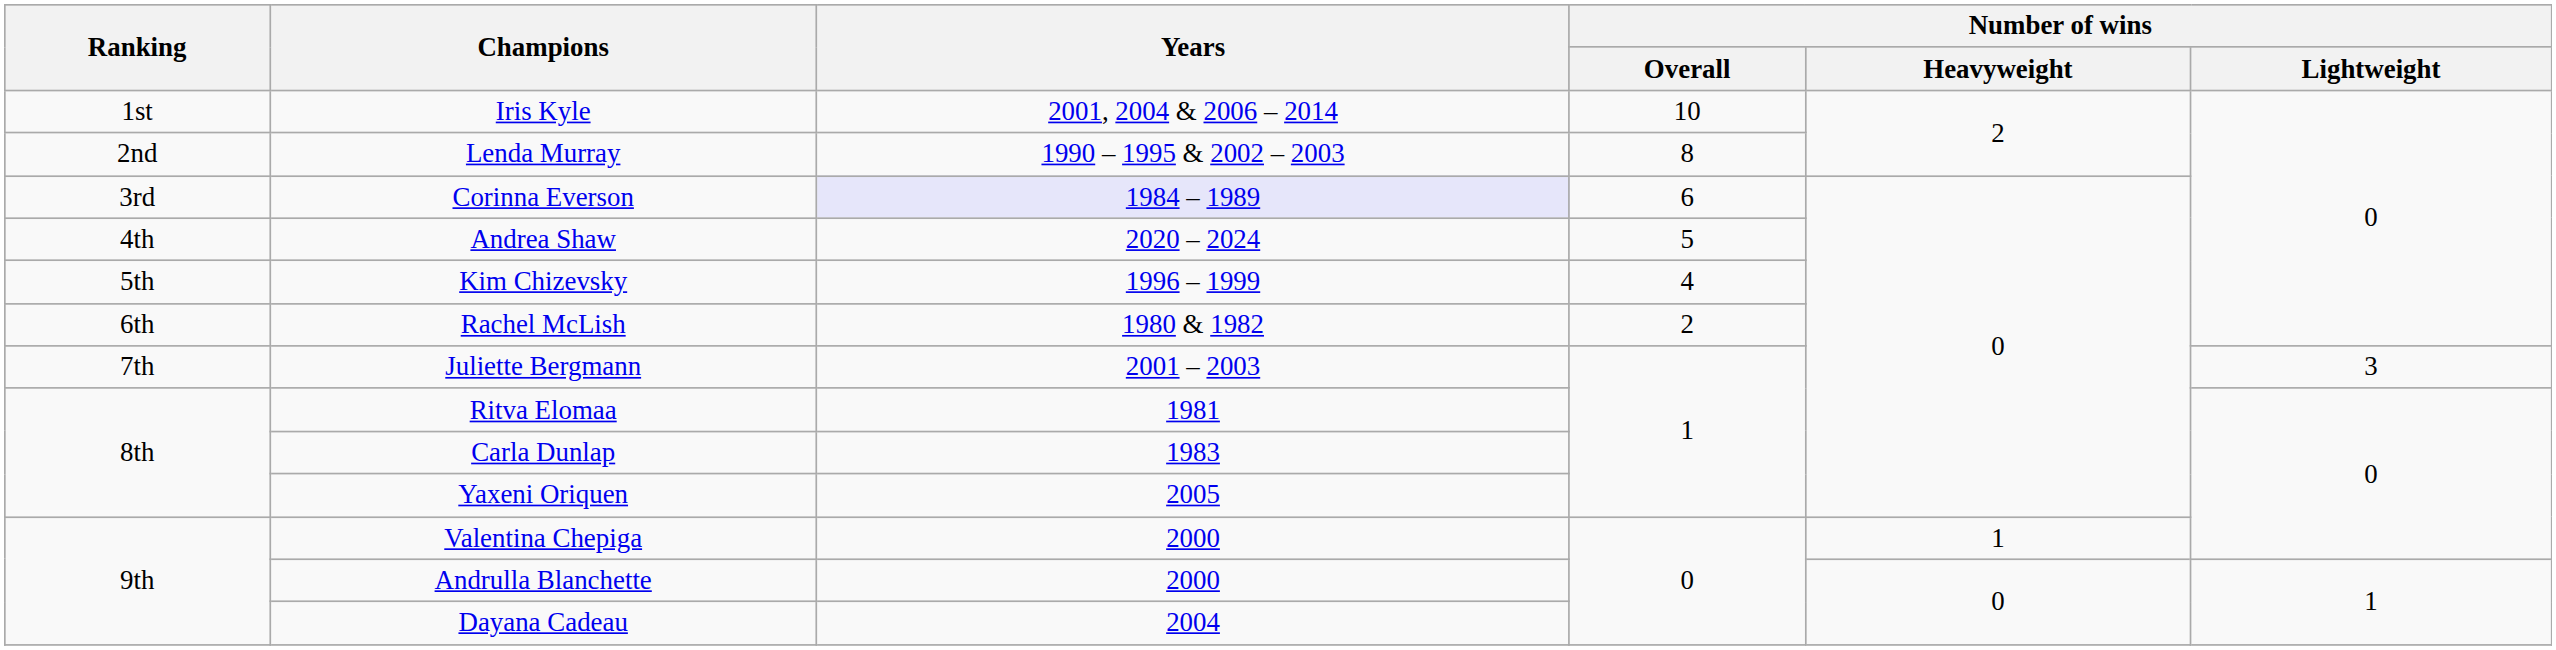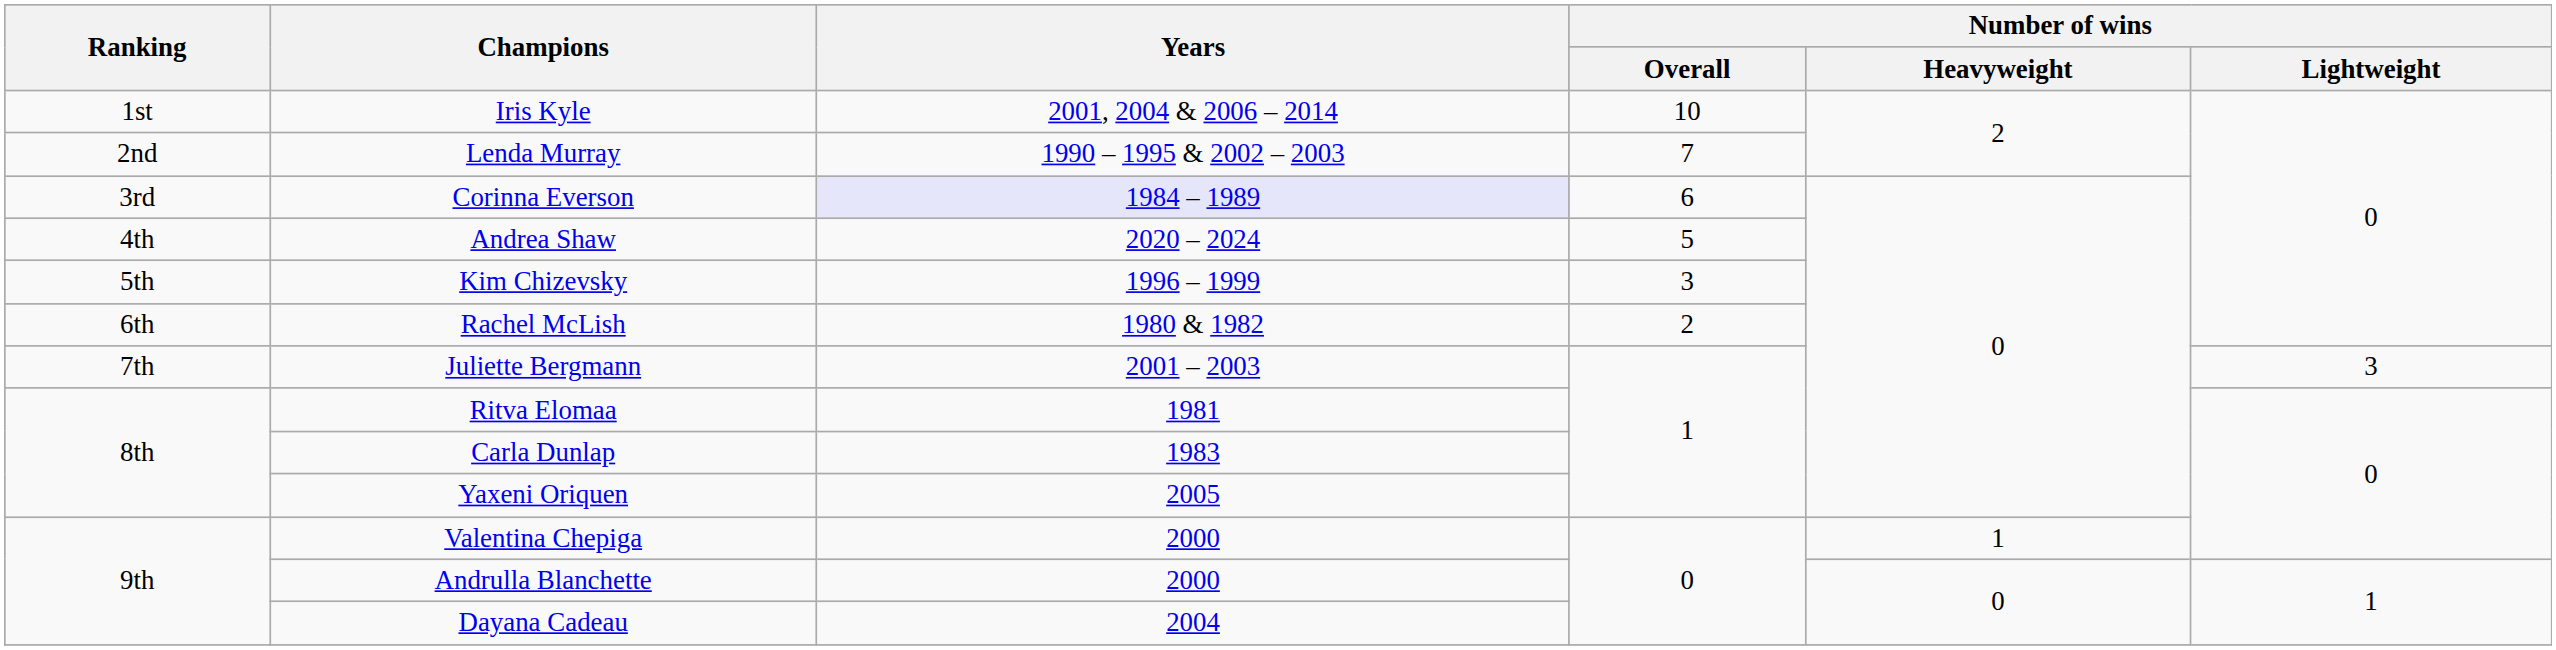(1687, 153) 8 -> (1687, 153) 7
(1687, 281) 4 -> (1687, 281) 3
